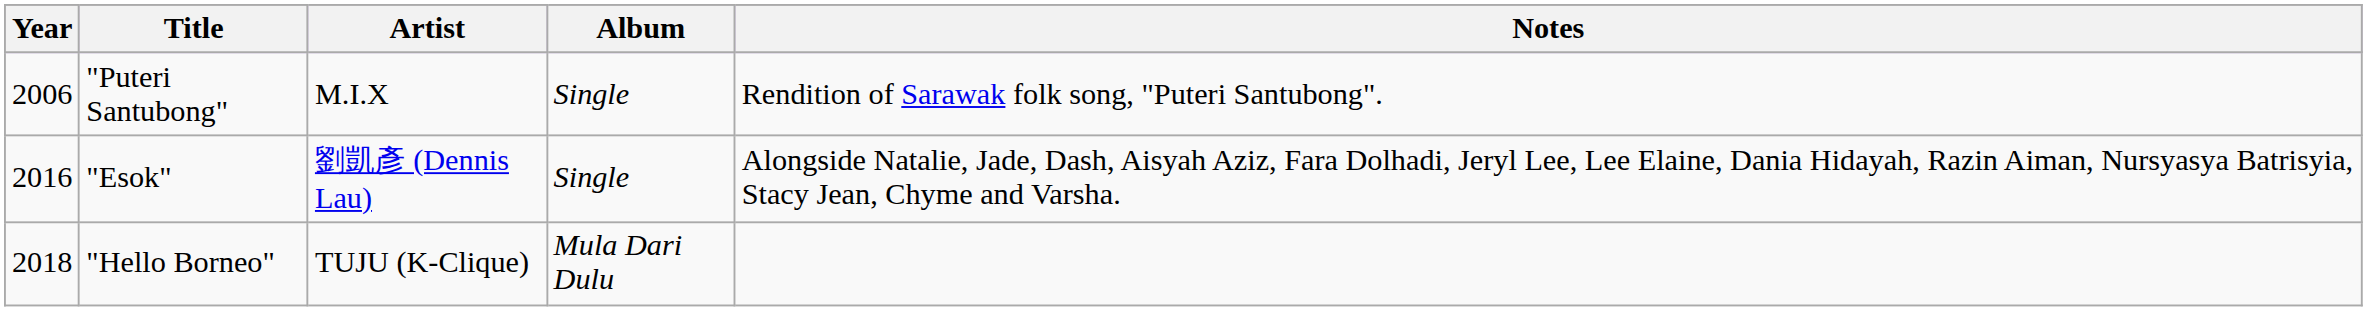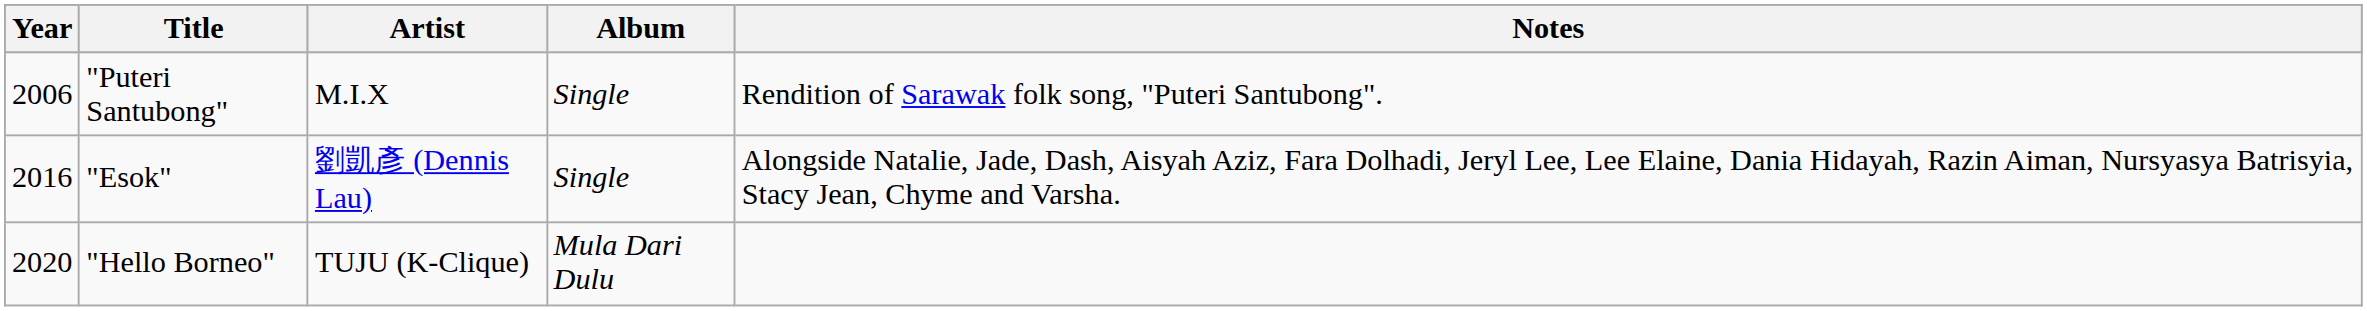(42, 263) 2018 -> (42, 263) 2020
